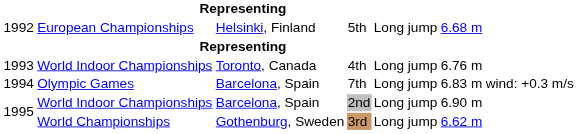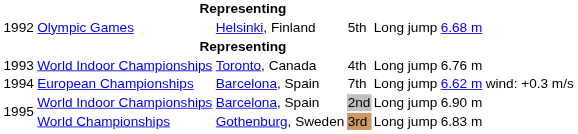(115, 27) European Championships -> (86, 27) Olympic Games
(86, 84) Olympic Games -> (115, 84) European Championships
(461, 84) 6.83 m -> (461, 84) 6.62 m
(461, 121) 6.62 m -> (461, 121) 6.83 m
